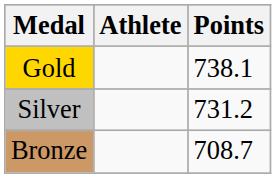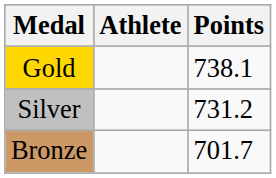(223, 151) 708.7 -> (223, 151) 701.7
